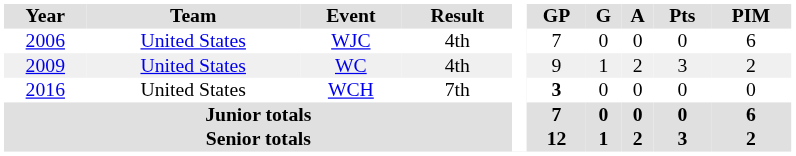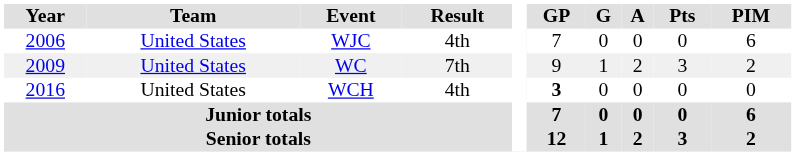(457, 65) 4th -> (457, 65) 7th
(457, 89) 7th -> (457, 89) 4th
